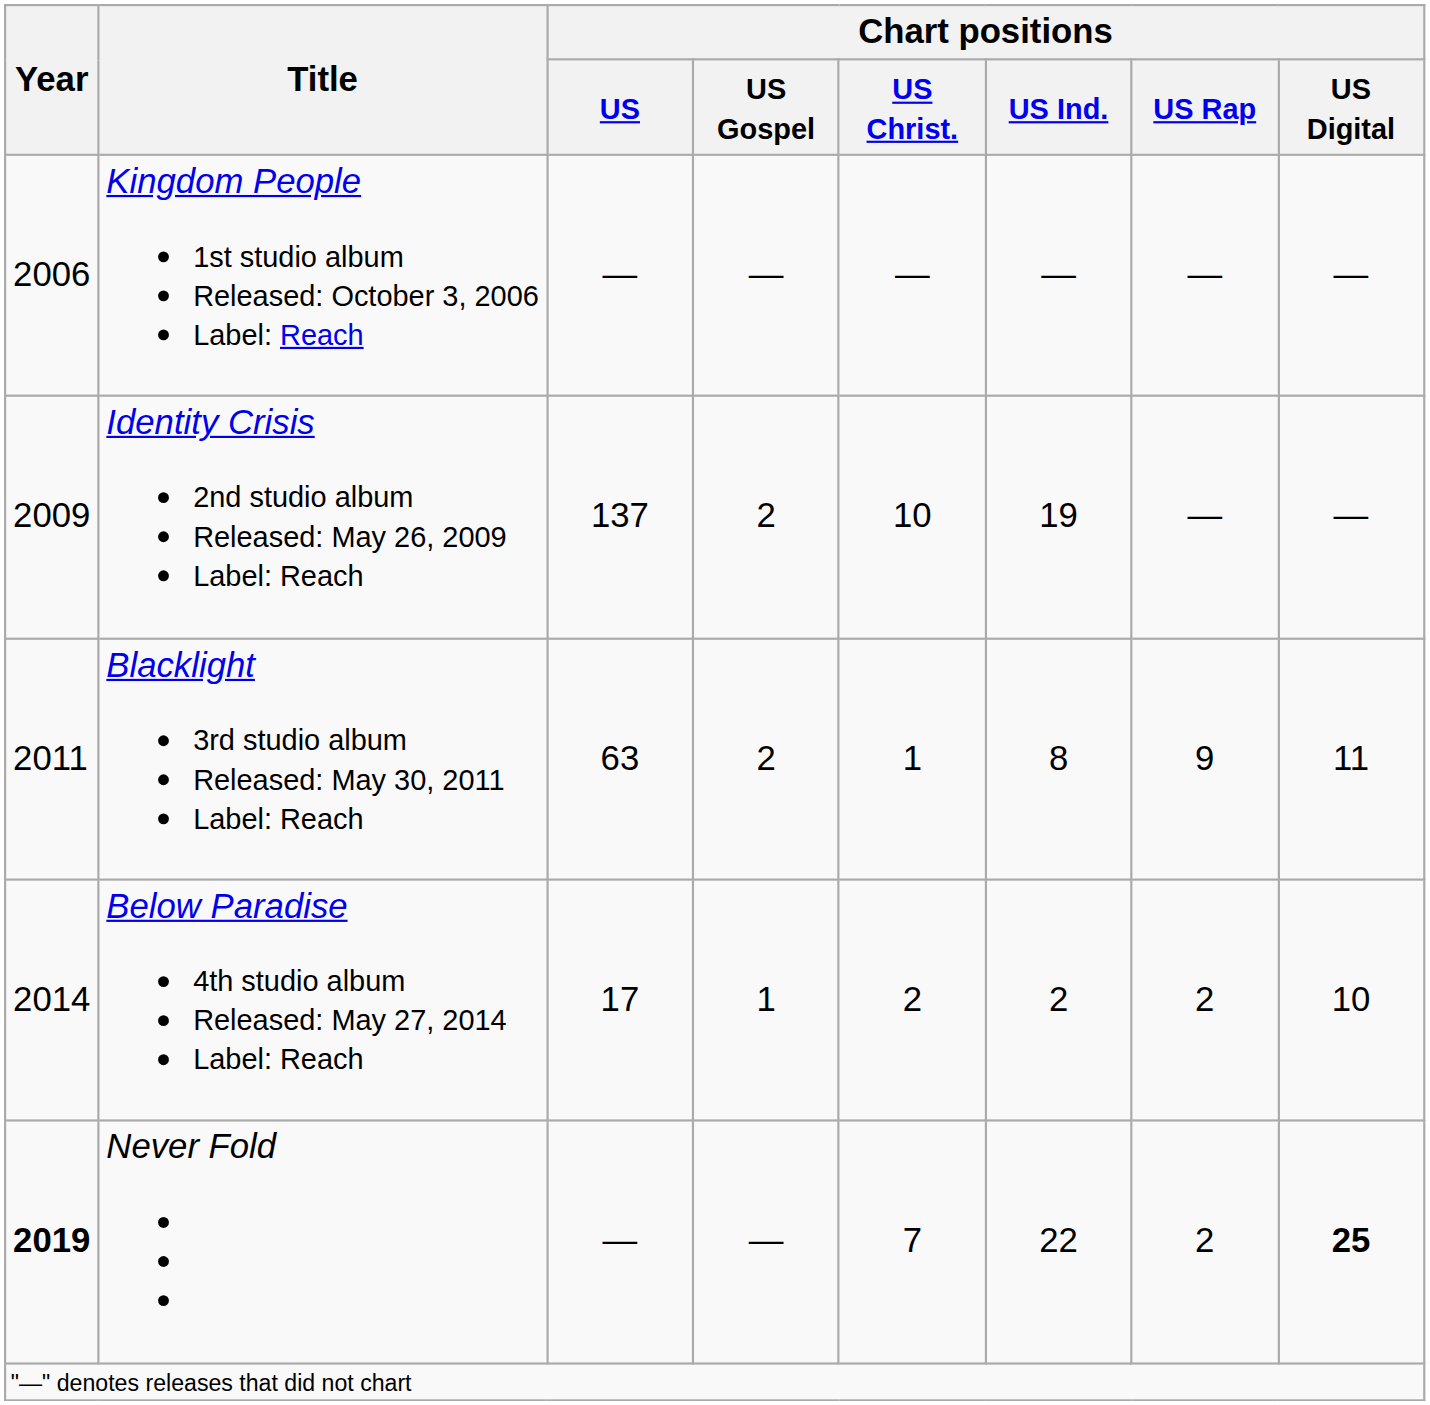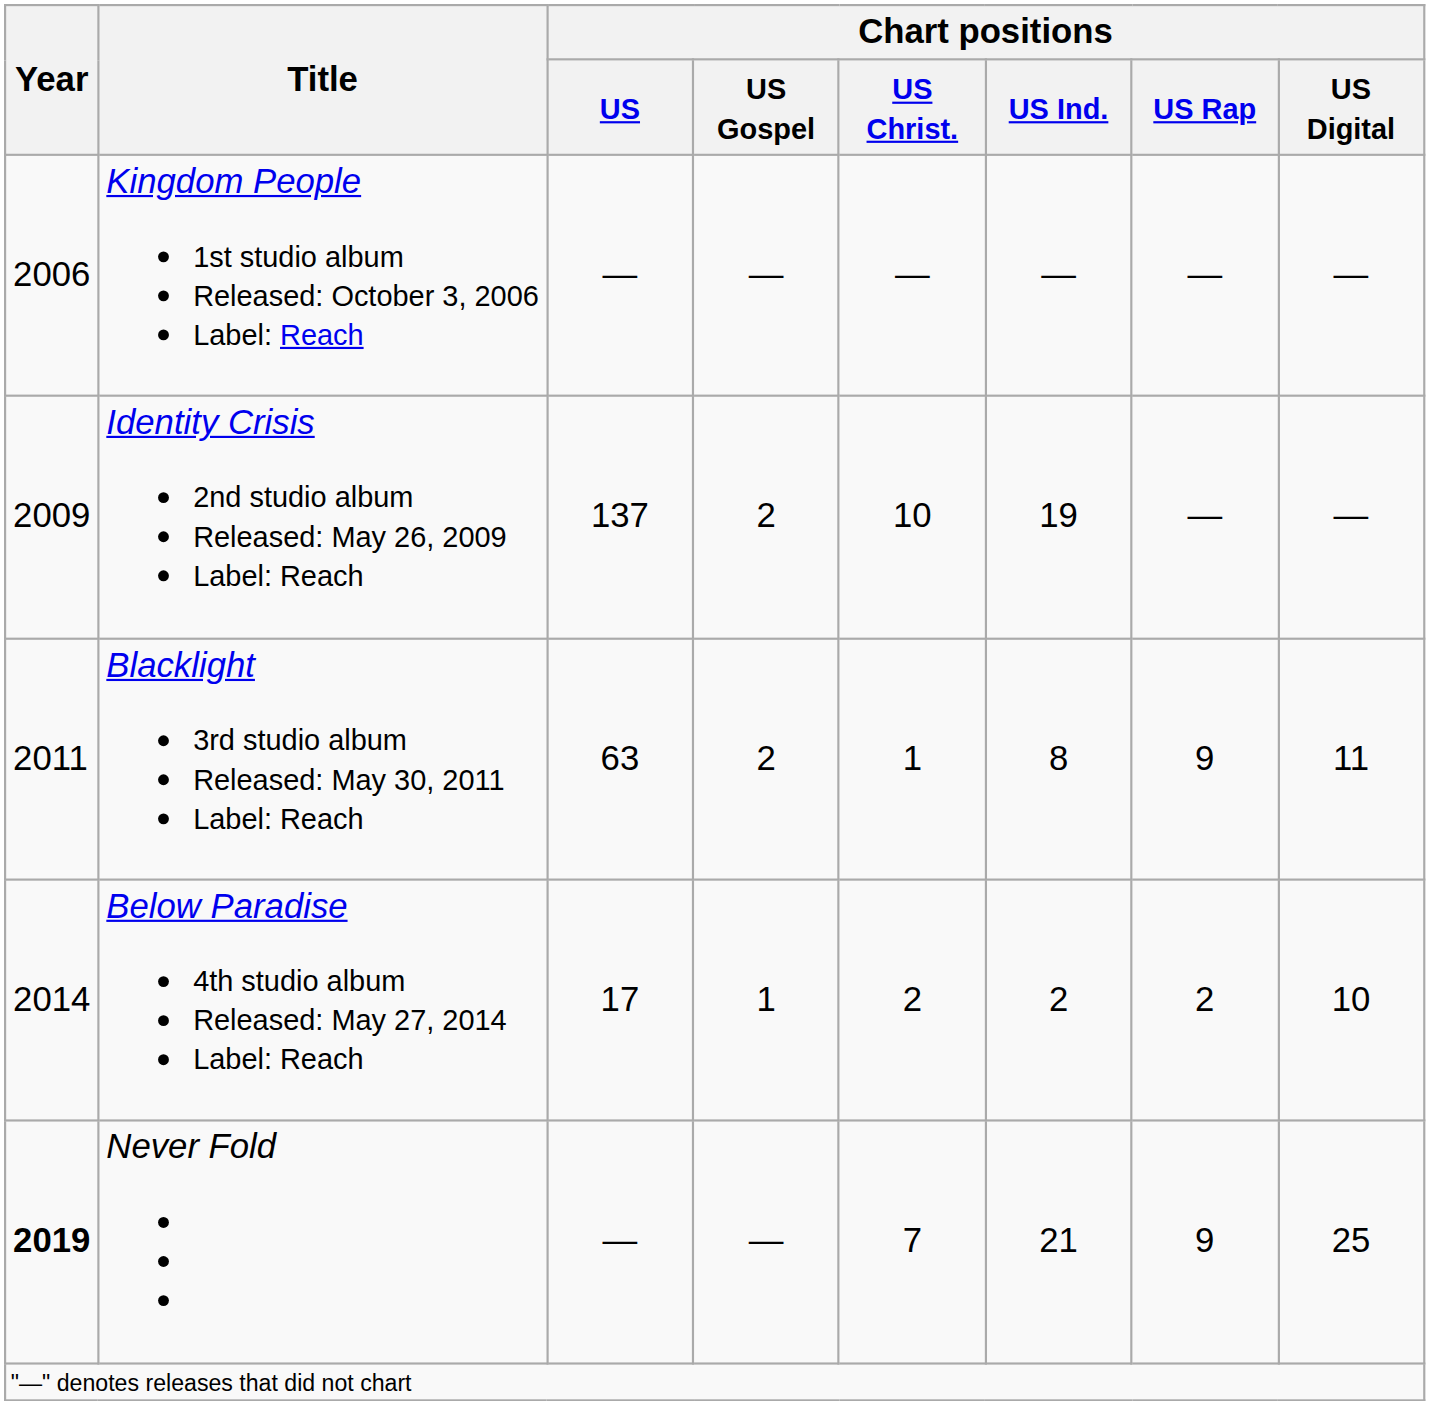(1059, 1241) 22 -> (1059, 1241) 21
(1205, 1241) 2 -> (1205, 1241) 9
(1351, 1241) bold -> (1351, 1241) normal
